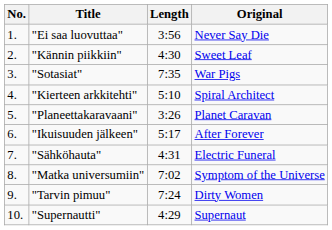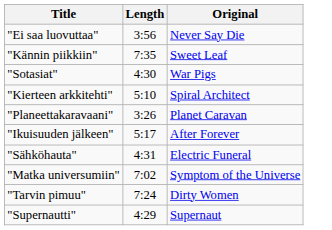- column: (17, 14)
(169, 54) 4:30 -> (145, 54) 7:35
(169, 74) 7:35 -> (145, 74) 4:30
